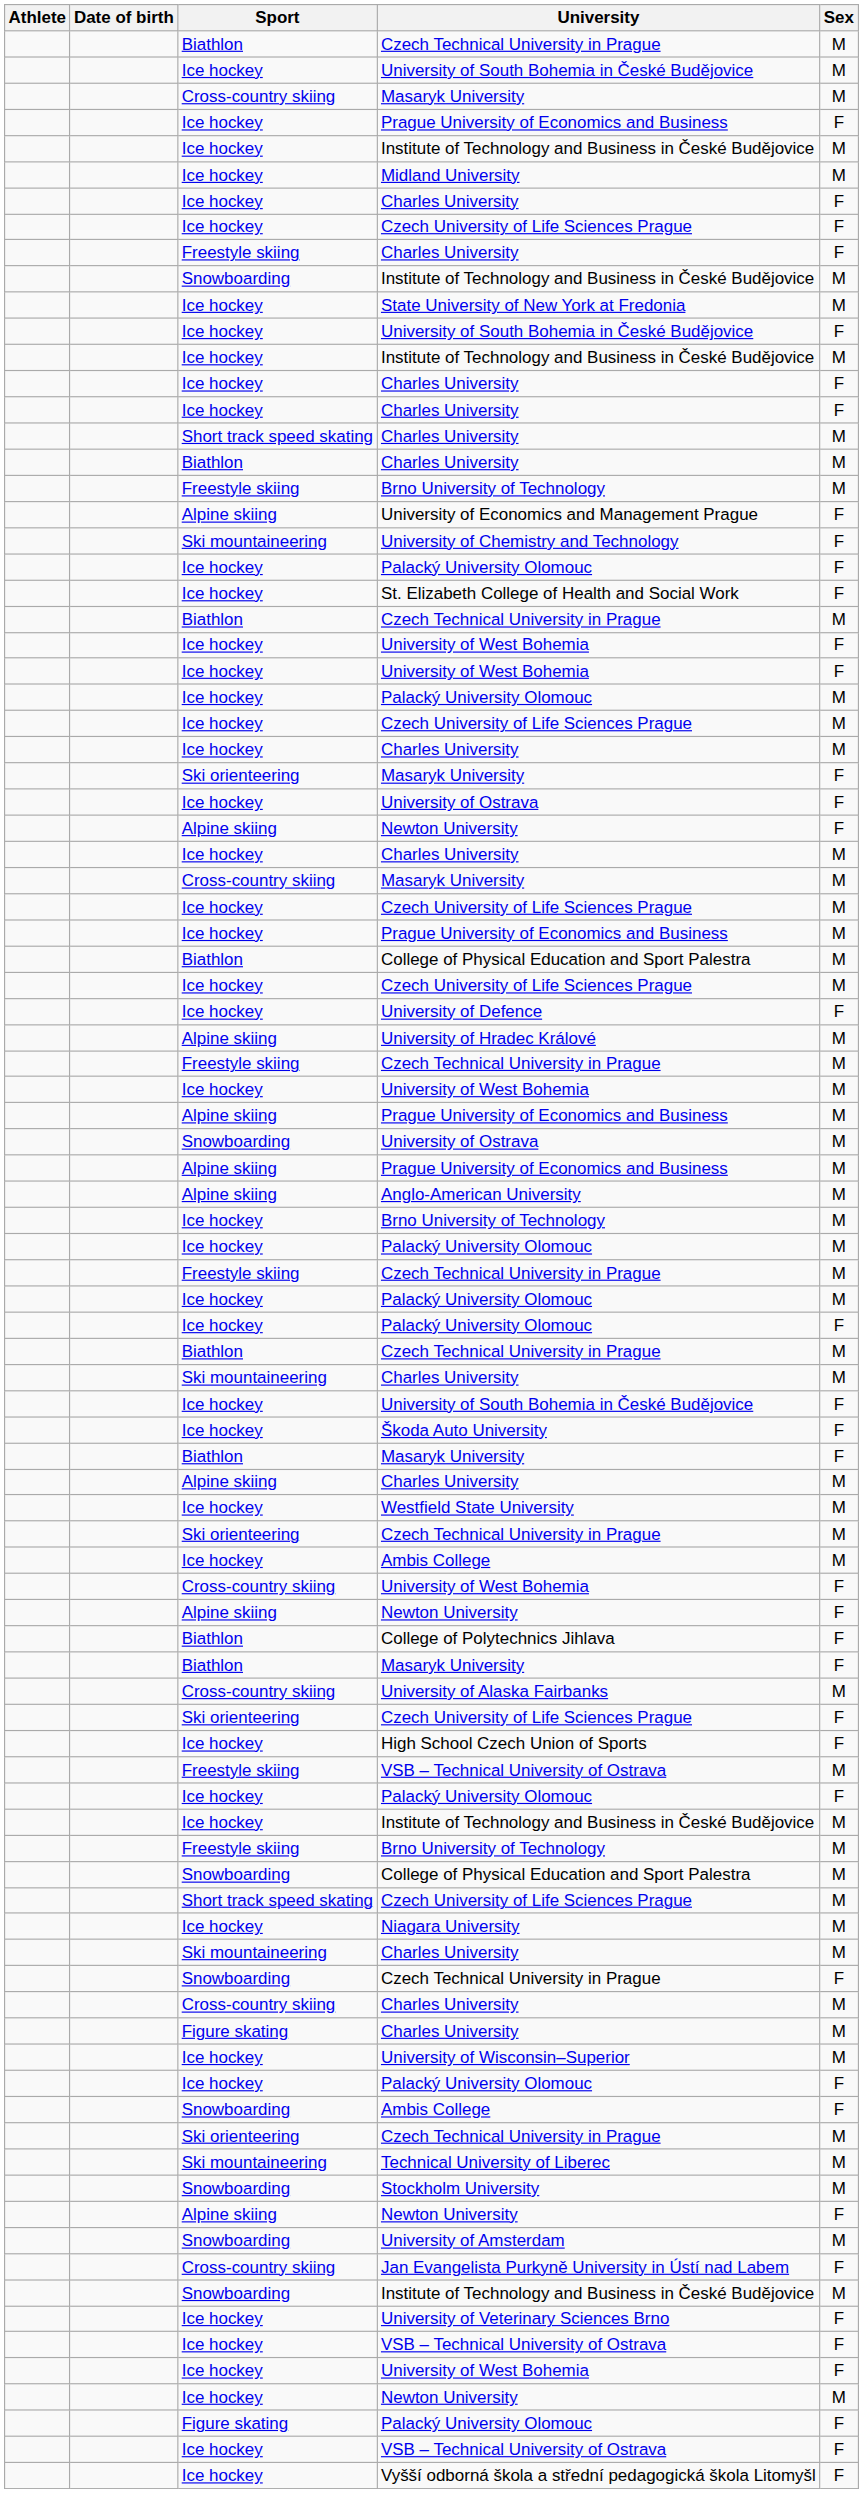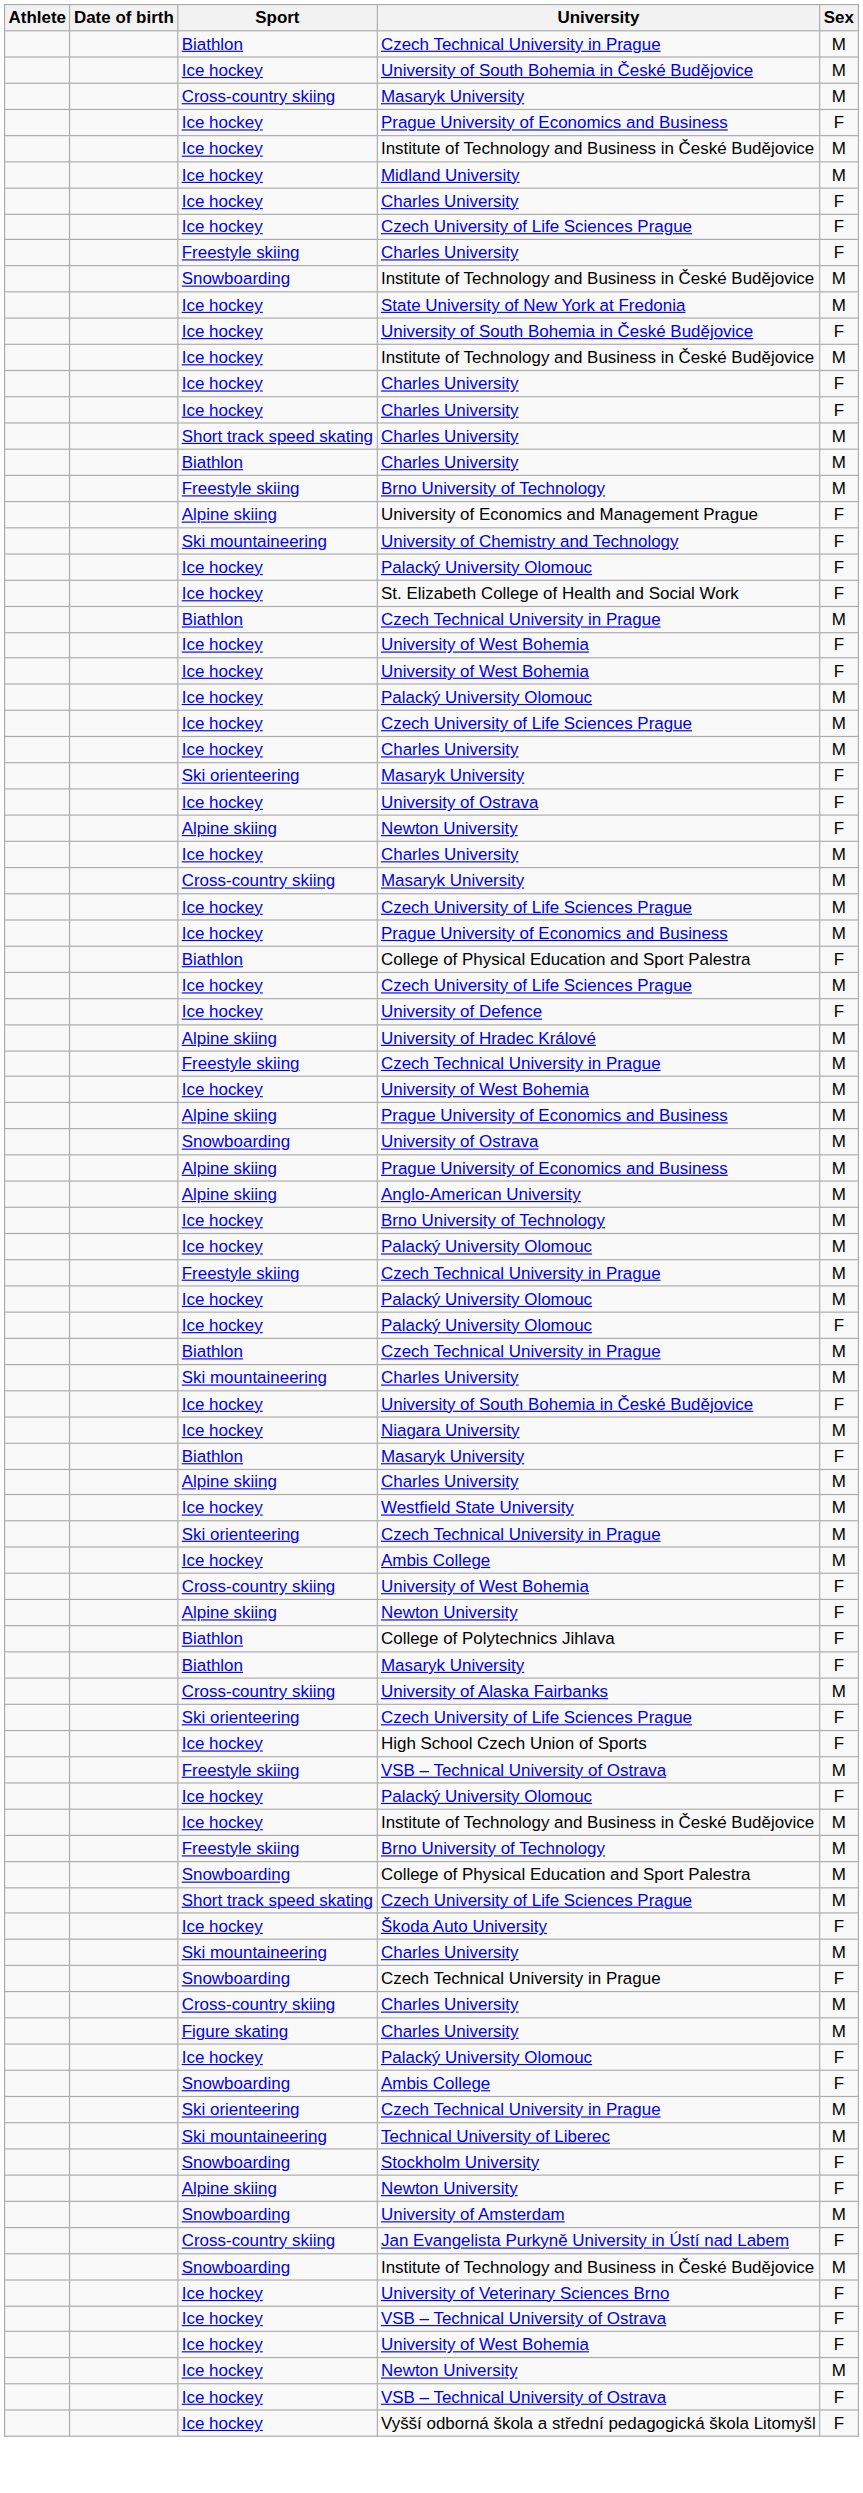(839, 959) M -> (839, 959) F
rows swapped: (222, 1430) <-> (222, 1926)
- row: (222, 2057)
(839, 2188) M -> (839, 2162) F
- row: (235, 2423)
